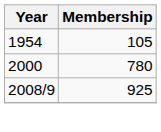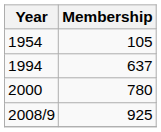+ row: (25, 65)
